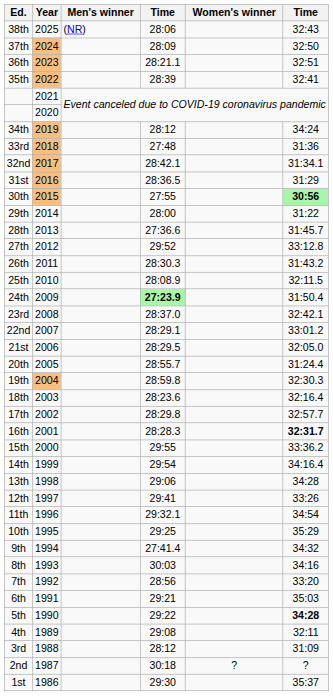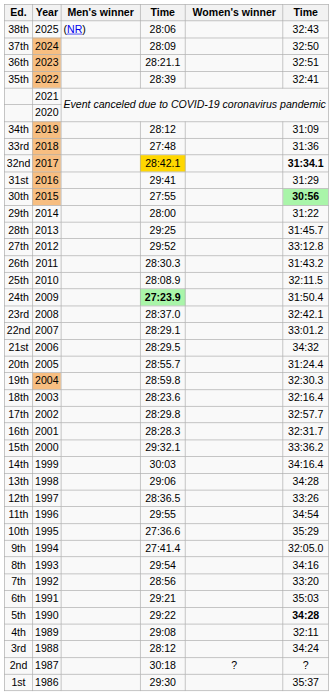(306, 130) 34:24 -> (306, 130) 31:09
(163, 163) no background -> (163, 163) gold background
(306, 163) normal -> (306, 163) bold
(163, 180) 28:36.5 -> (163, 180) 29:41
(163, 230) 27:36.6 -> (163, 230) 29:25
(306, 347) 32:05.0 -> (306, 347) 34:32
(306, 431) bold -> (306, 431) normal
(163, 448) 29:55 -> (163, 448) 29:32.1
(163, 465) 29:54 -> (163, 465) 30:03
(163, 498) 29:41 -> (163, 498) 28:36.5
(163, 515) 29:32.1 -> (163, 515) 29:55
(163, 532) 29:25 -> (163, 532) 27:36.6
(306, 548) 34:32 -> (306, 548) 32:05.0
(163, 565) 30:03 -> (163, 565) 29:54
(306, 649) 31:09 -> (306, 649) 34:24
